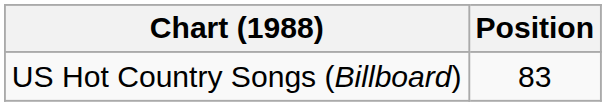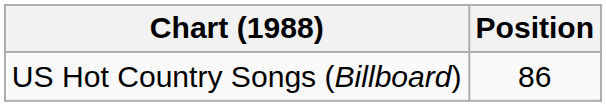(535, 76) 83 -> (535, 76) 86
